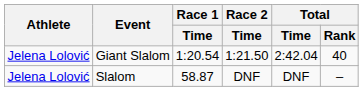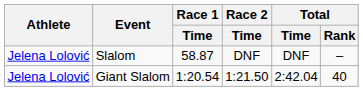rows swapped: (133, 56) <-> (115, 77)
